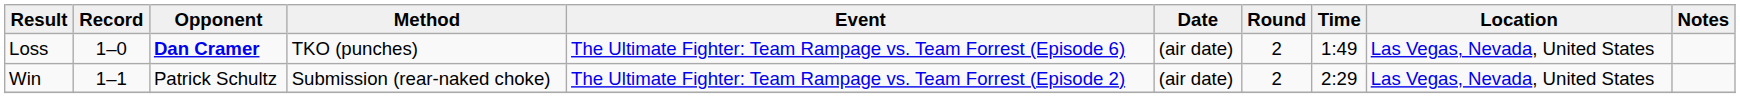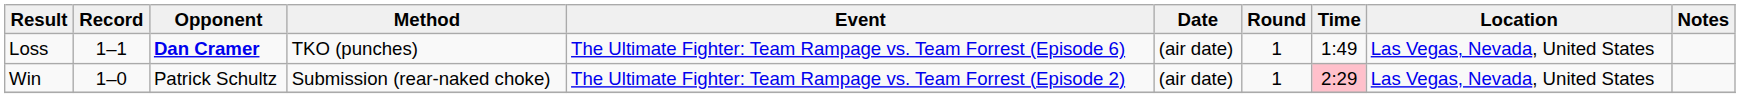(111, 48) 1–0 -> (111, 48) 1–1
(1277, 48) 2 -> (1277, 48) 1
(111, 78) 1–1 -> (111, 78) 1–0
(1277, 78) 2 -> (1277, 78) 1
(1339, 78) no background -> (1339, 78) pink background
